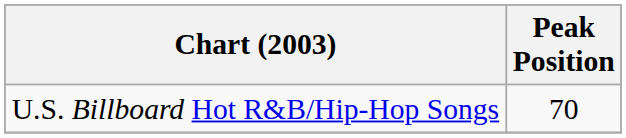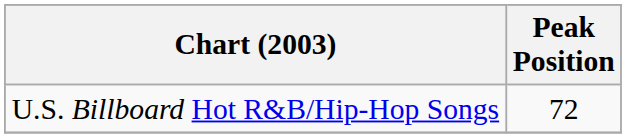(564, 108) 70 -> (564, 108) 72
